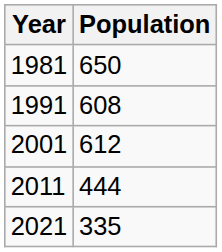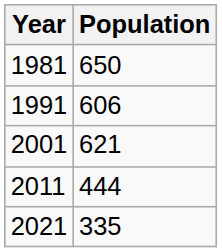(100, 105) 608 -> (100, 105) 606
(100, 145) 612 -> (100, 145) 621
